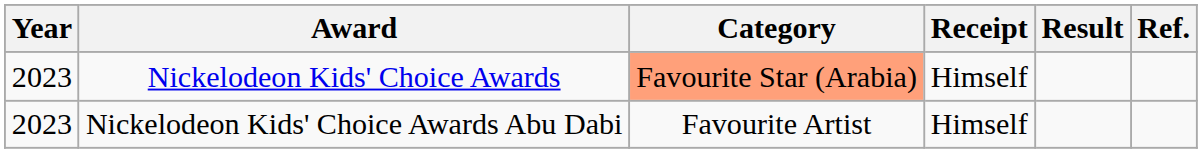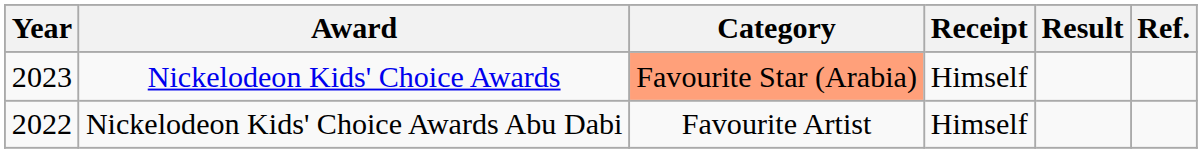(42, 123) 2023 -> (42, 123) 2022
